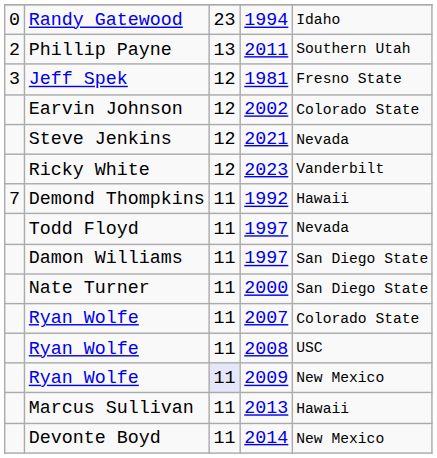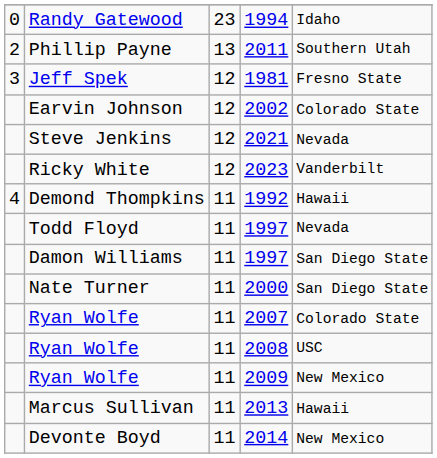(15, 199) 7 -> (15, 199) 4
(225, 378) lavender background -> (225, 378) no background
